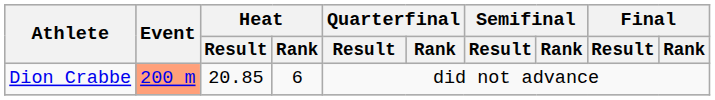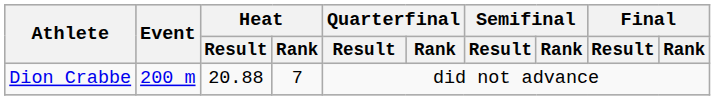(168, 79) lightsalmon background -> (168, 79) no background
(236, 79) 20.85 -> (236, 79) 20.88
(297, 79) 6 -> (297, 79) 7
